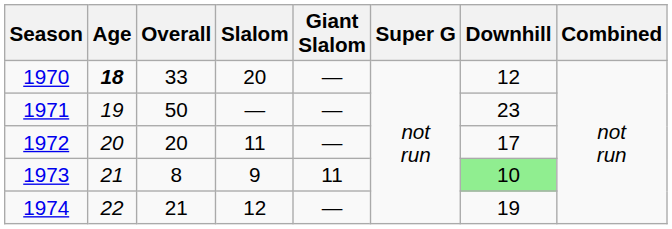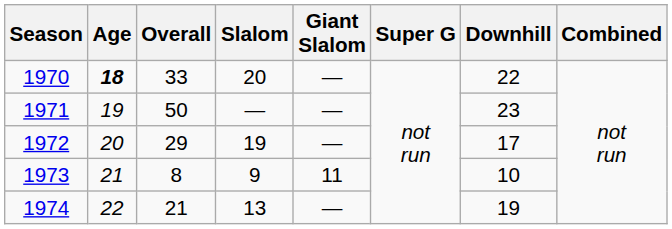(509, 77) 12 -> (509, 77) 22
(176, 143) 20 -> (176, 143) 29
(255, 143) 11 -> (255, 143) 19
(509, 175) lightgreen background -> (509, 175) no background
(255, 208) 12 -> (255, 208) 13
